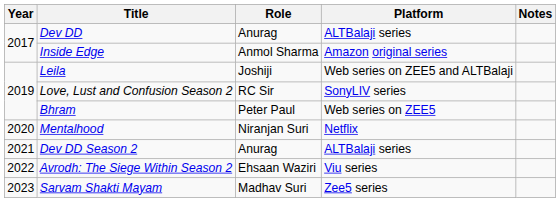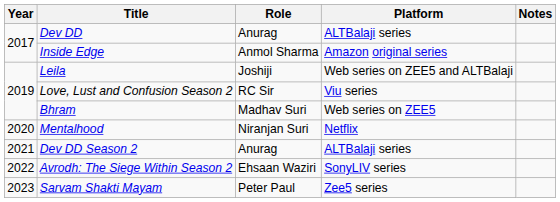(365, 91) SonyLIV series -> (351, 91) Viu series
(267, 110) Peter Paul -> (272, 110) Madhav Suri
(351, 168) Viu series -> (365, 168) SonyLIV series
(272, 187) Madhav Suri -> (267, 187) Peter Paul
